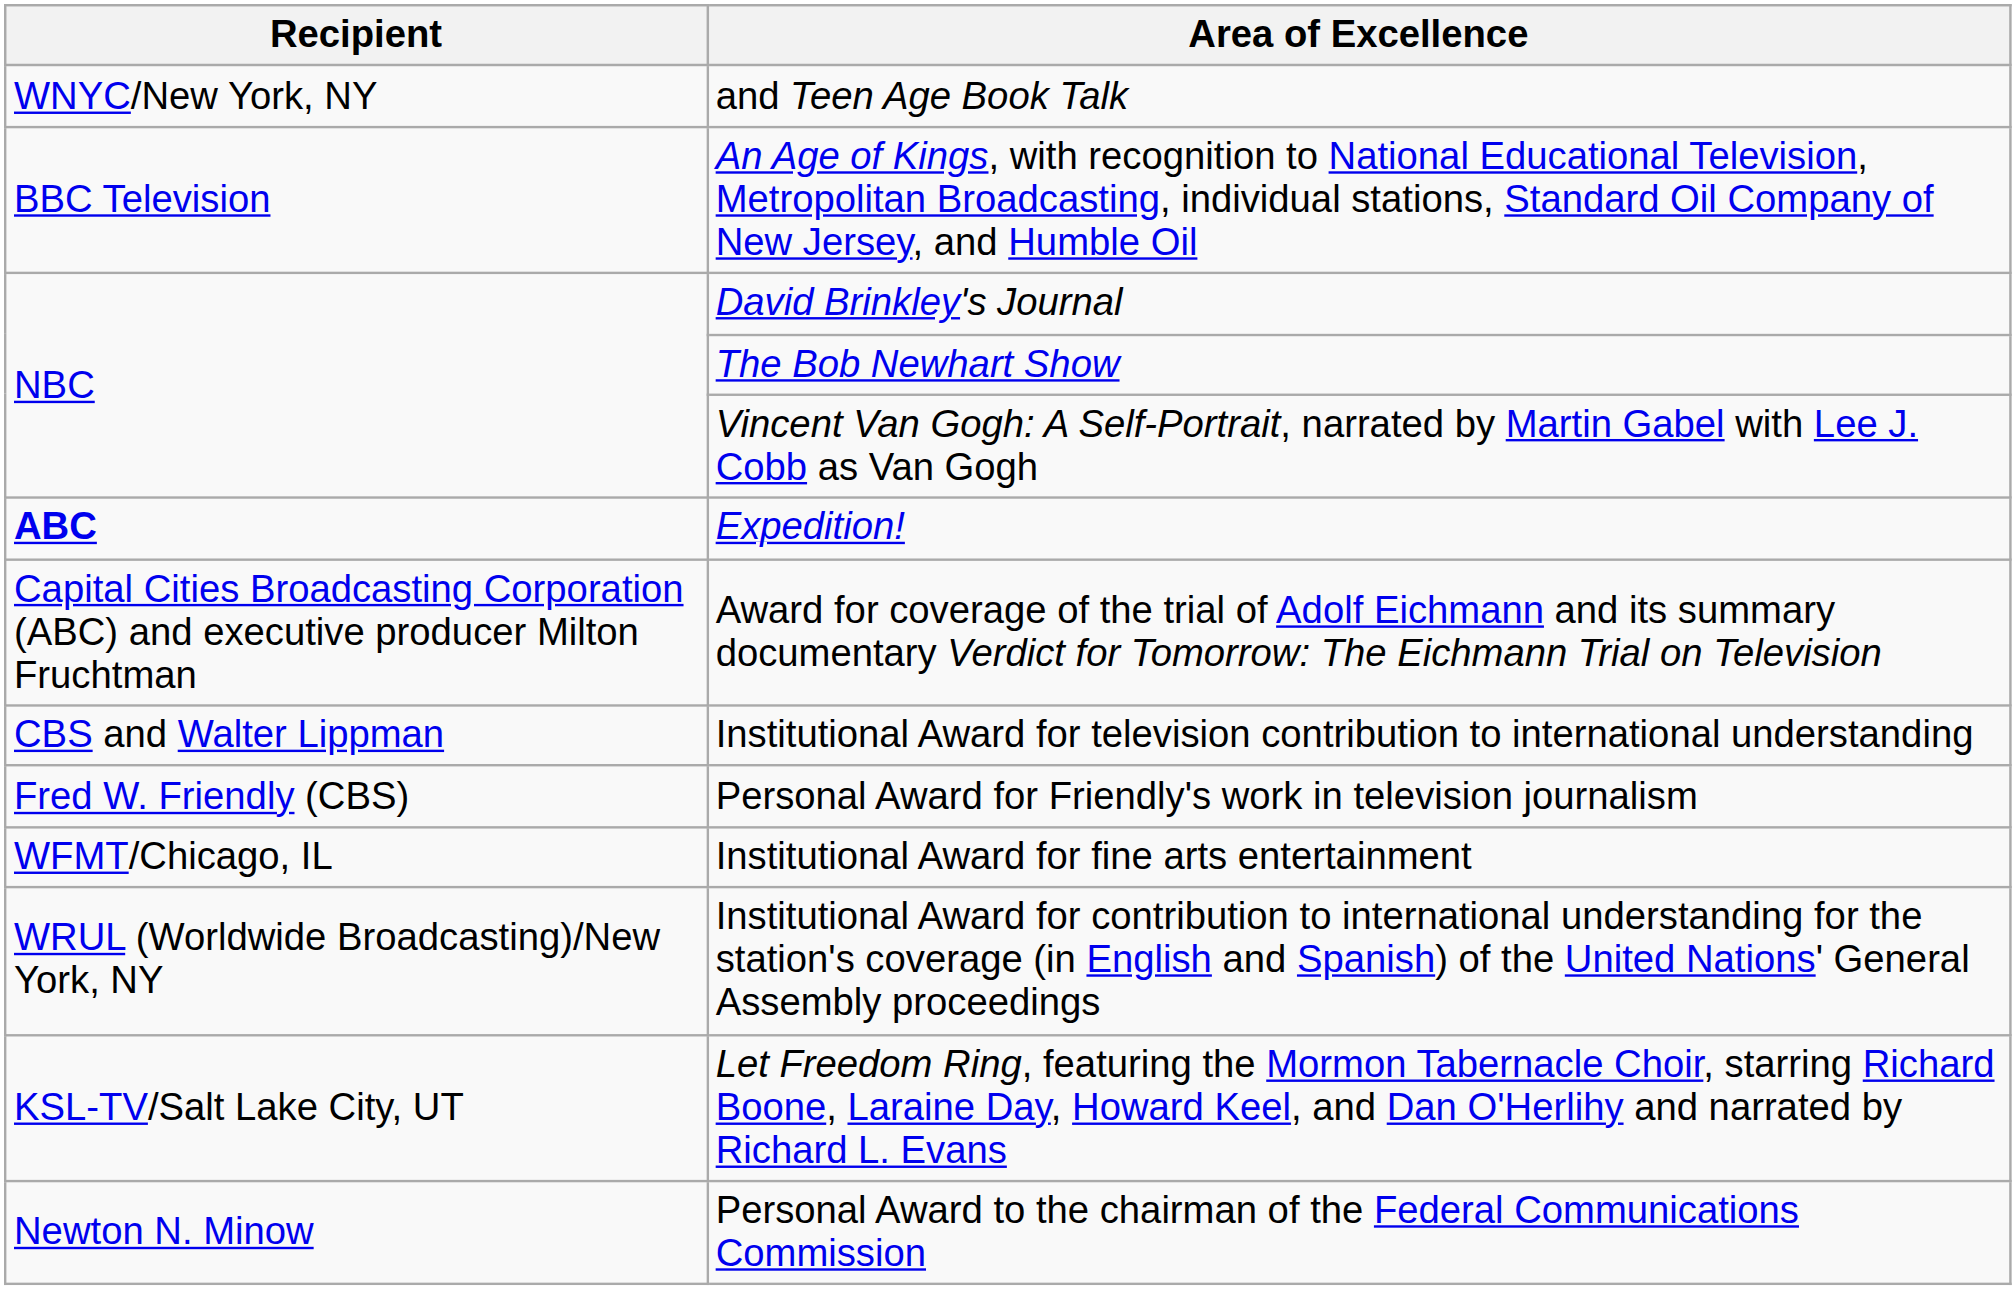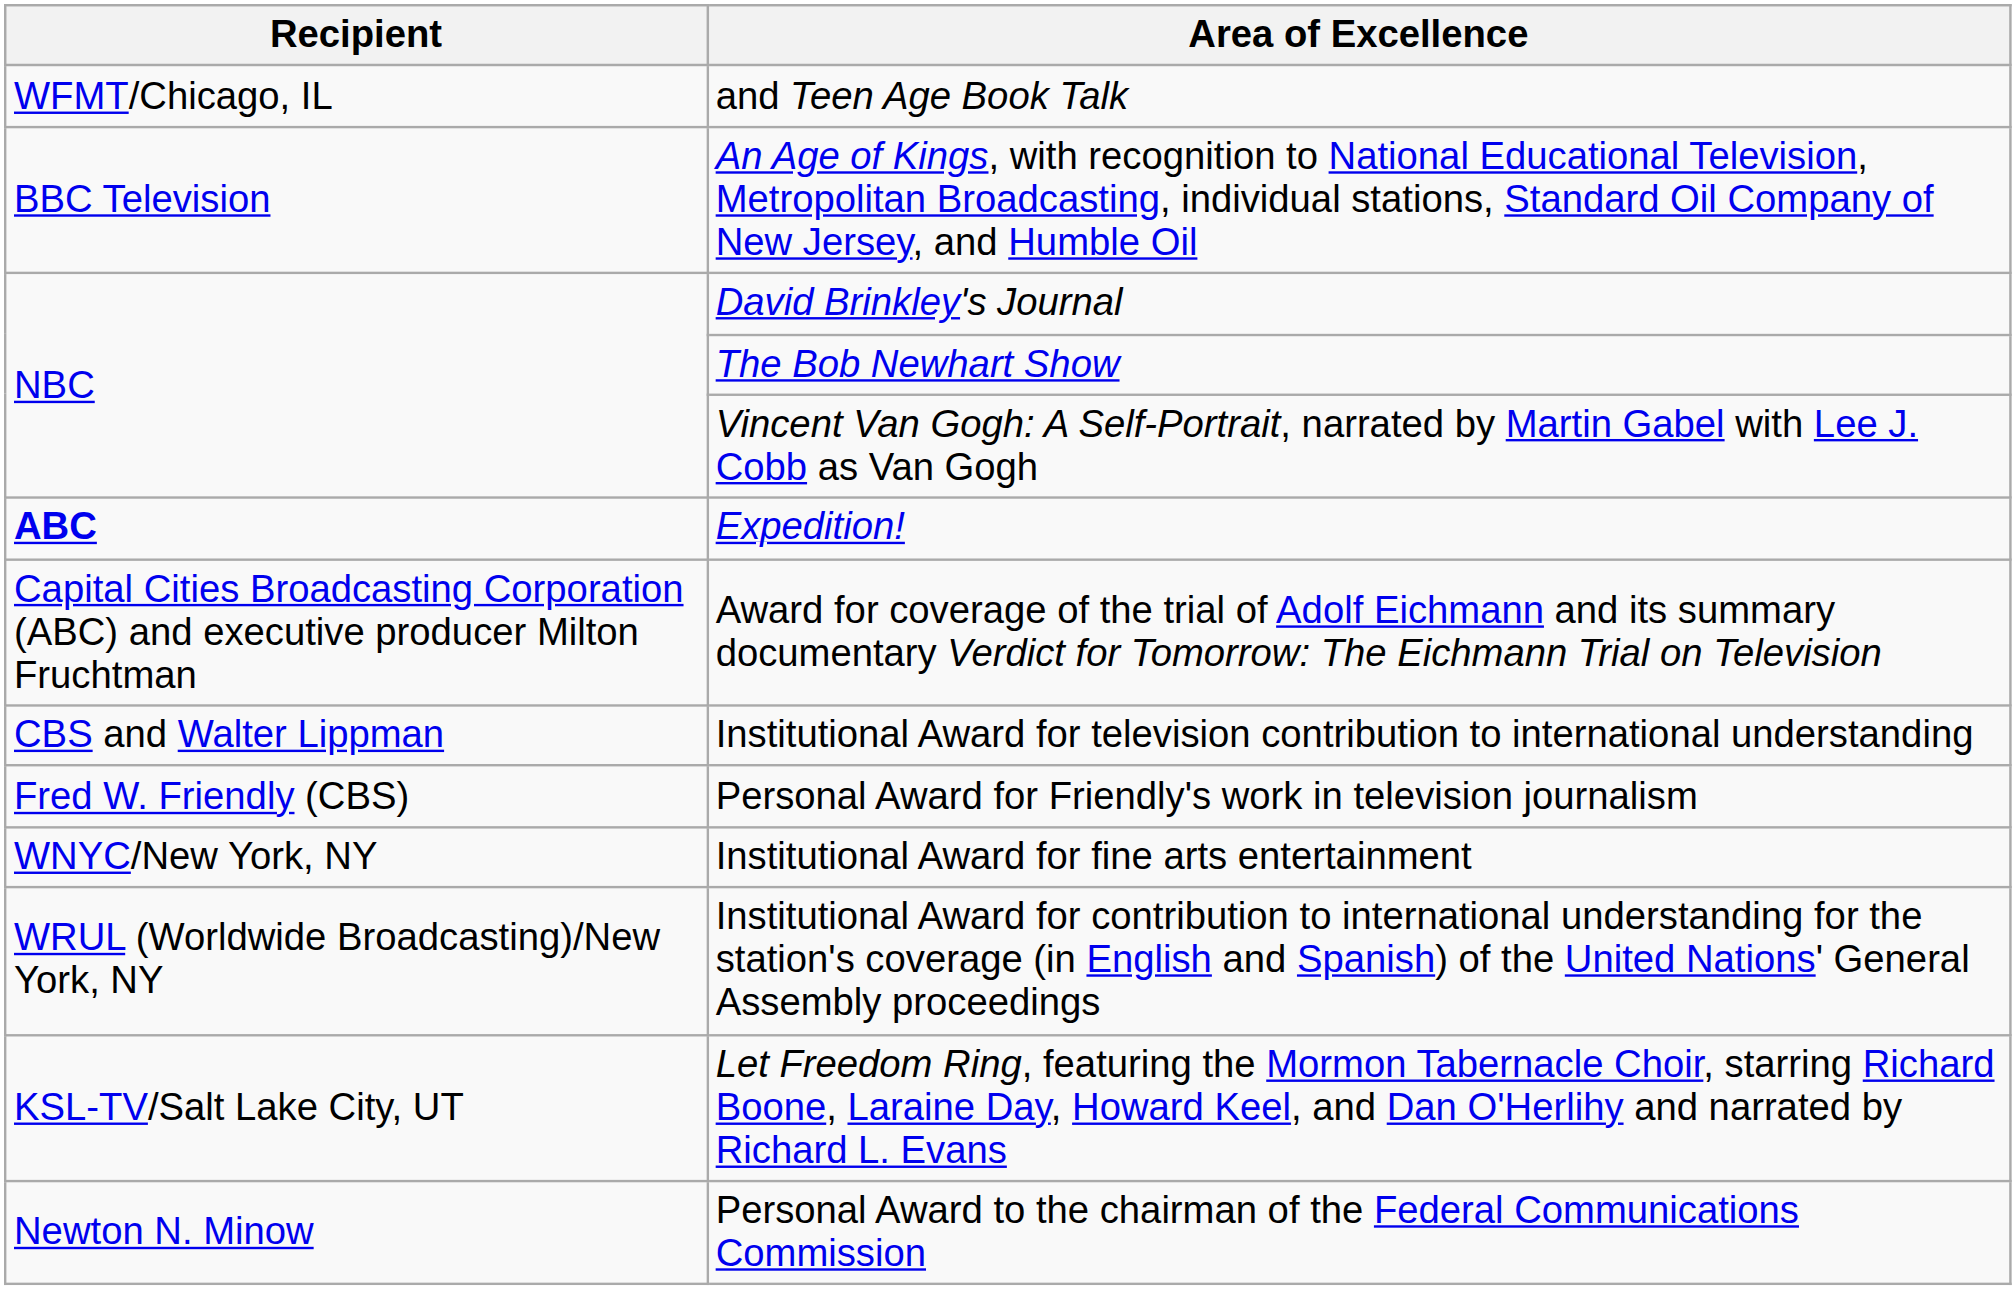(196, 95) WNYC/New York, NY -> (173, 95) WFMT/Chicago, IL
(173, 856) WFMT/Chicago, IL -> (196, 856) WNYC/New York, NY
